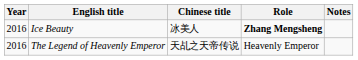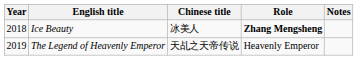(17, 29) 2016 -> (17, 29) 2018
(17, 46) 2016 -> (17, 46) 2019
